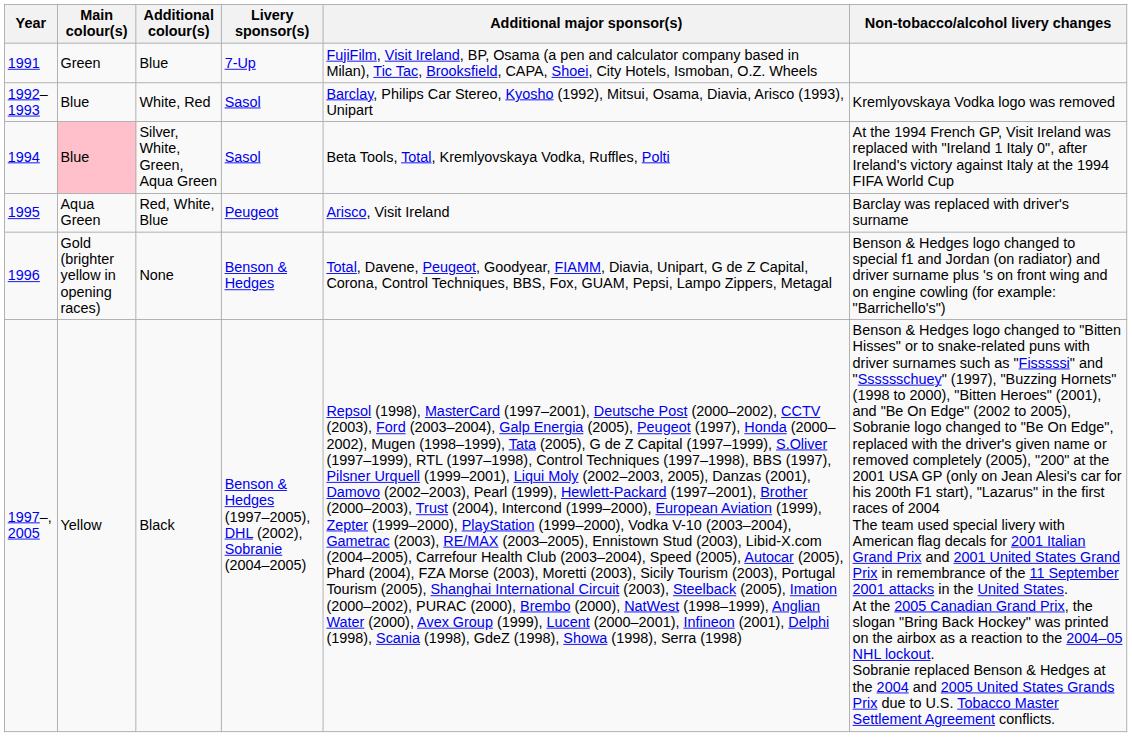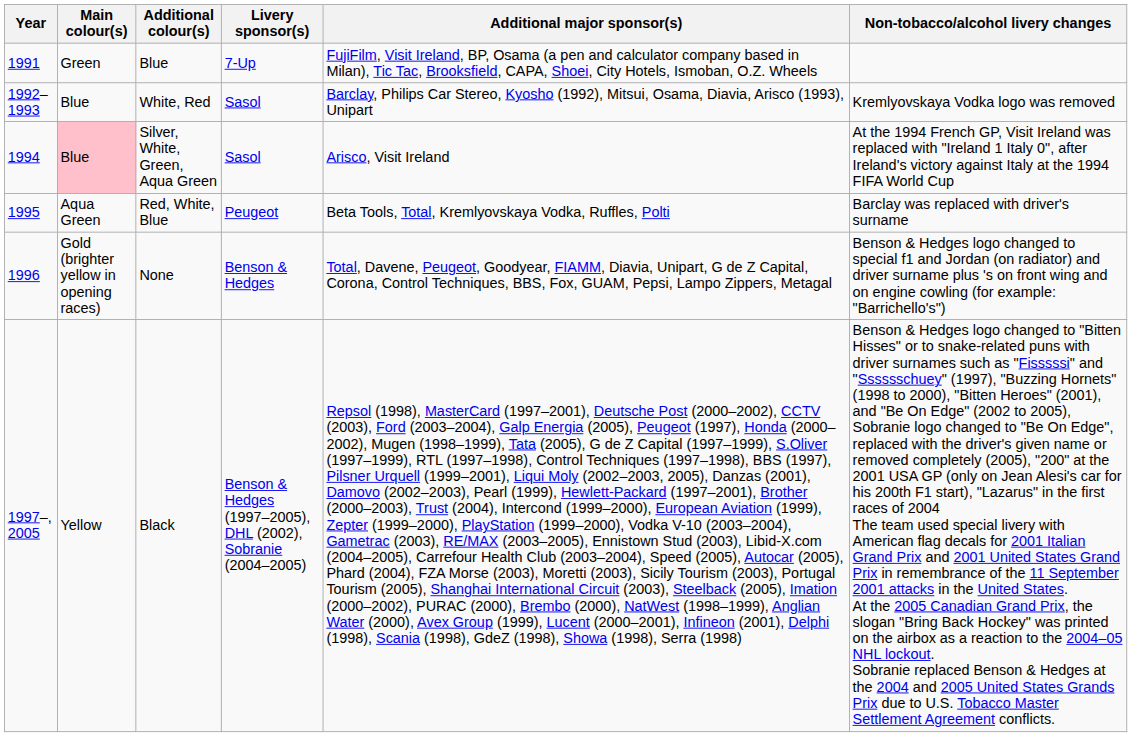(498, 157) Beta Tools, Total, Kremlyovskaya Vodka, Ruffles, Polti -> (388, 157) Arisco, Visit Ireland
(388, 212) Arisco, Visit Ireland -> (498, 212) Beta Tools, Total, Kremlyovskaya Vodka, Ruffles, Polti
